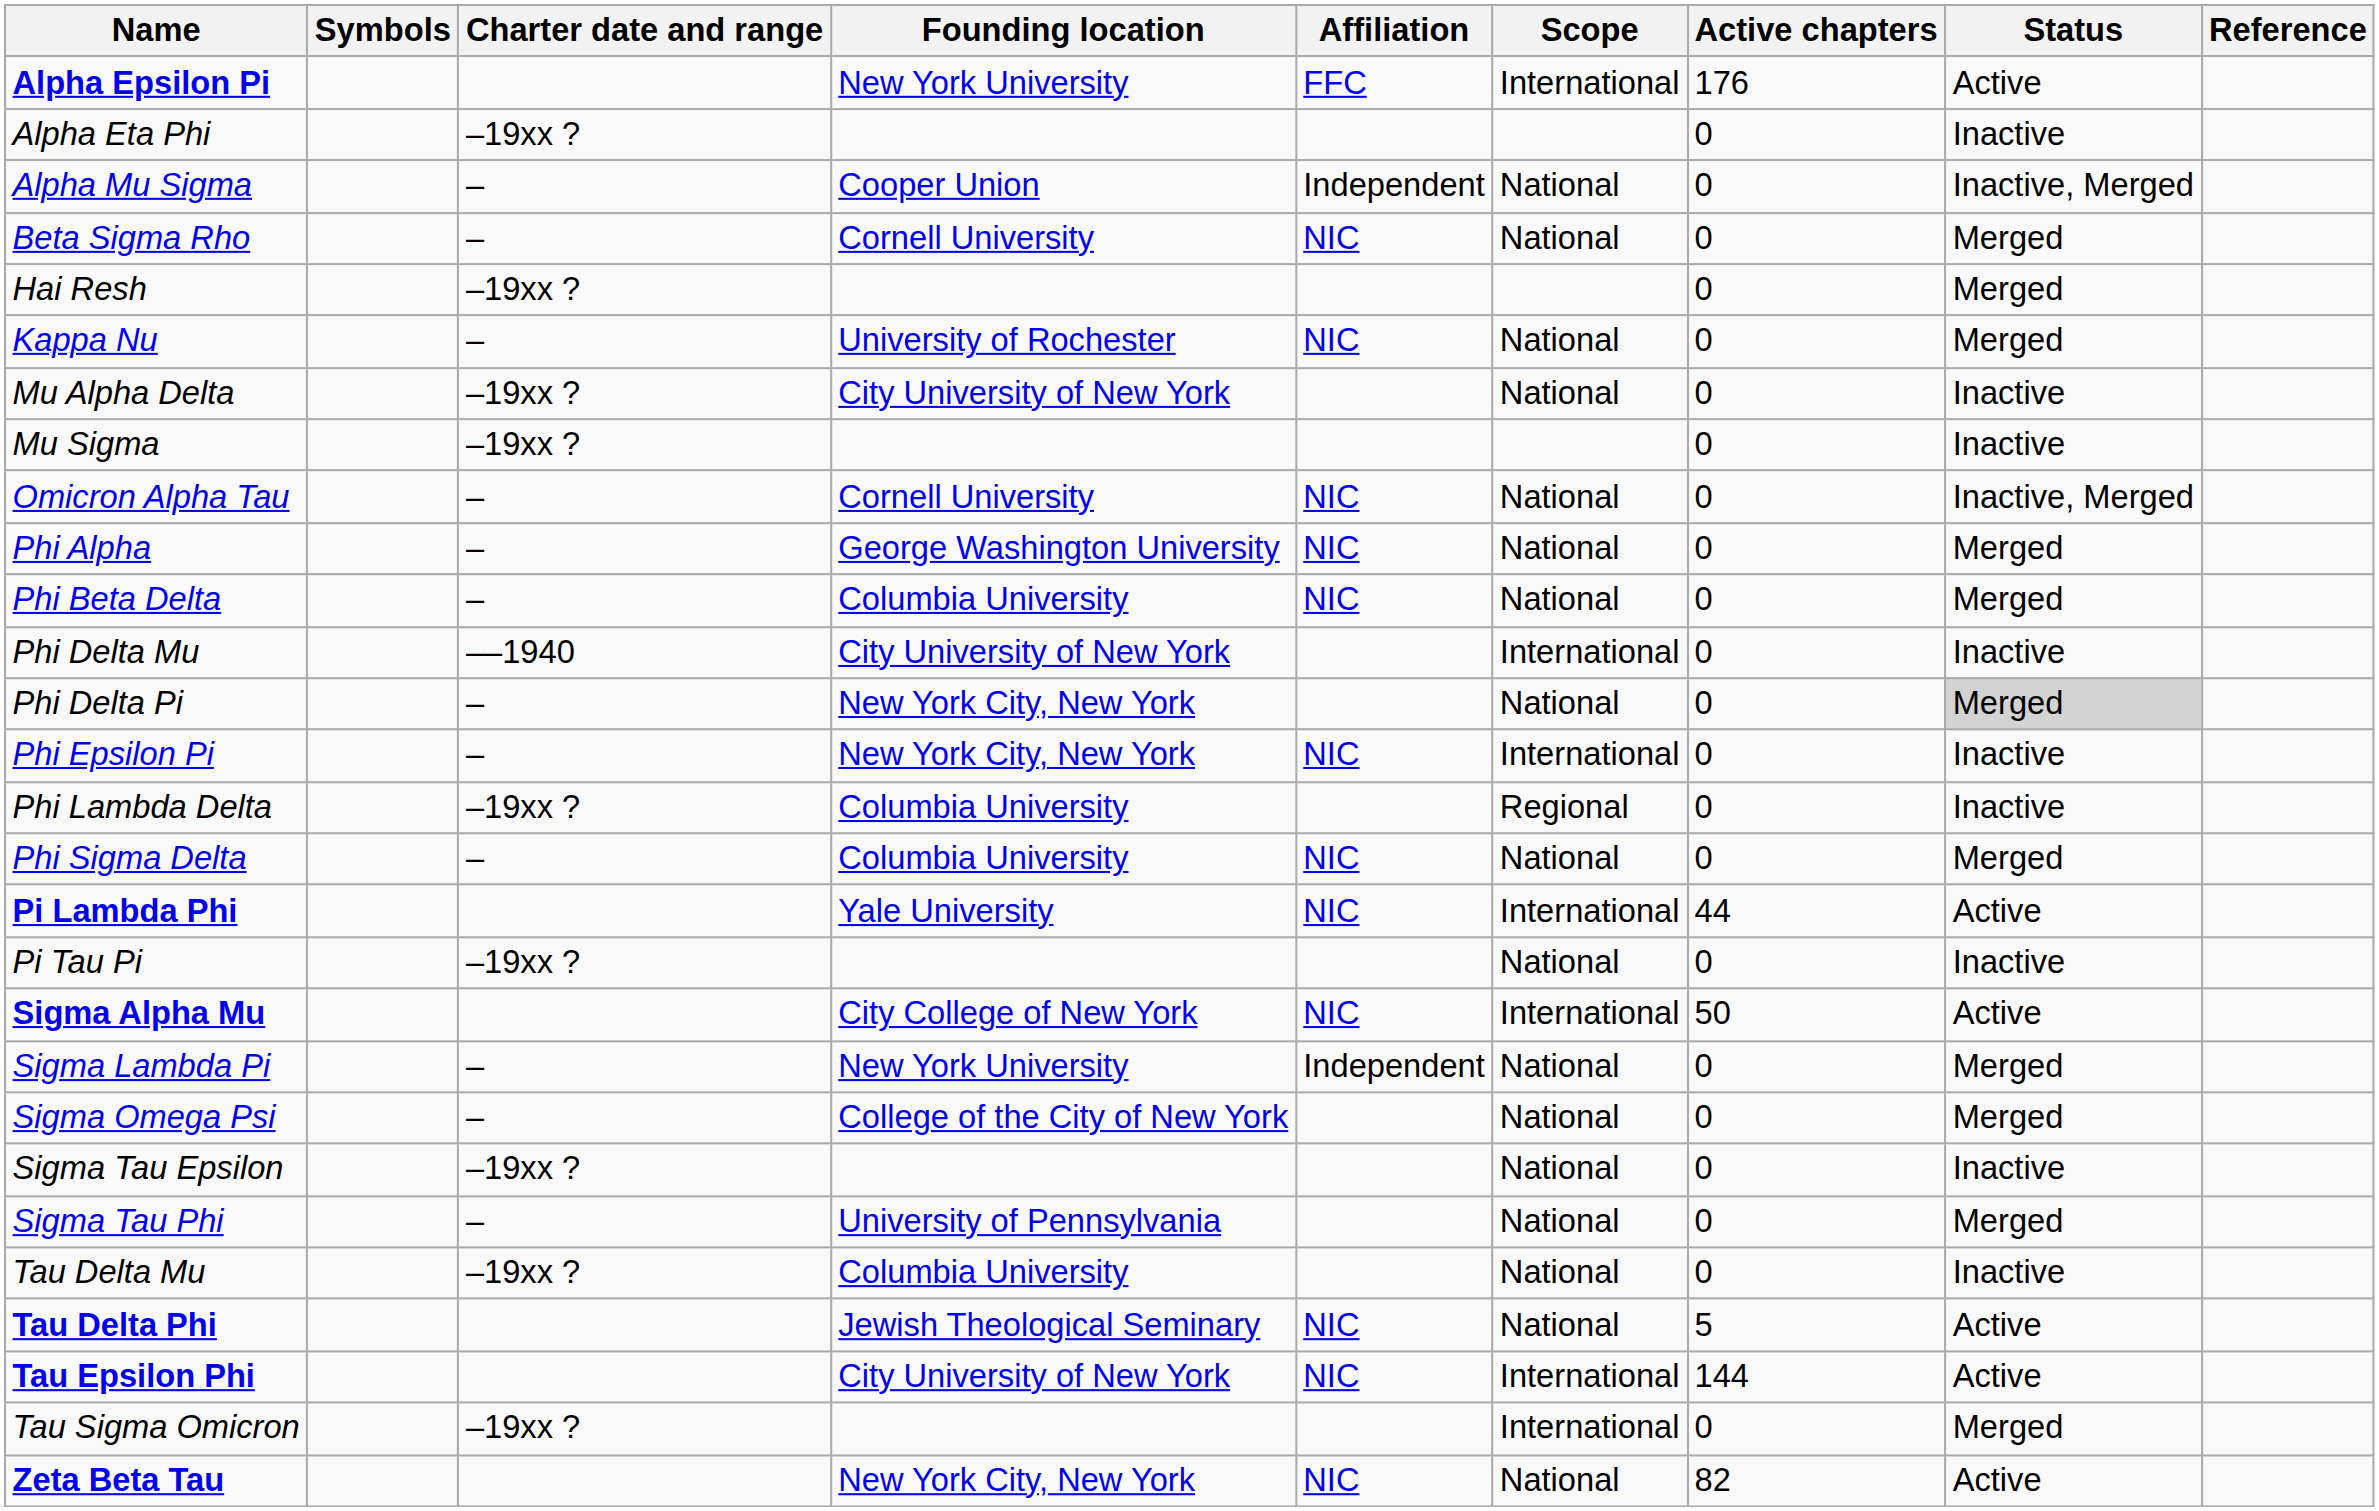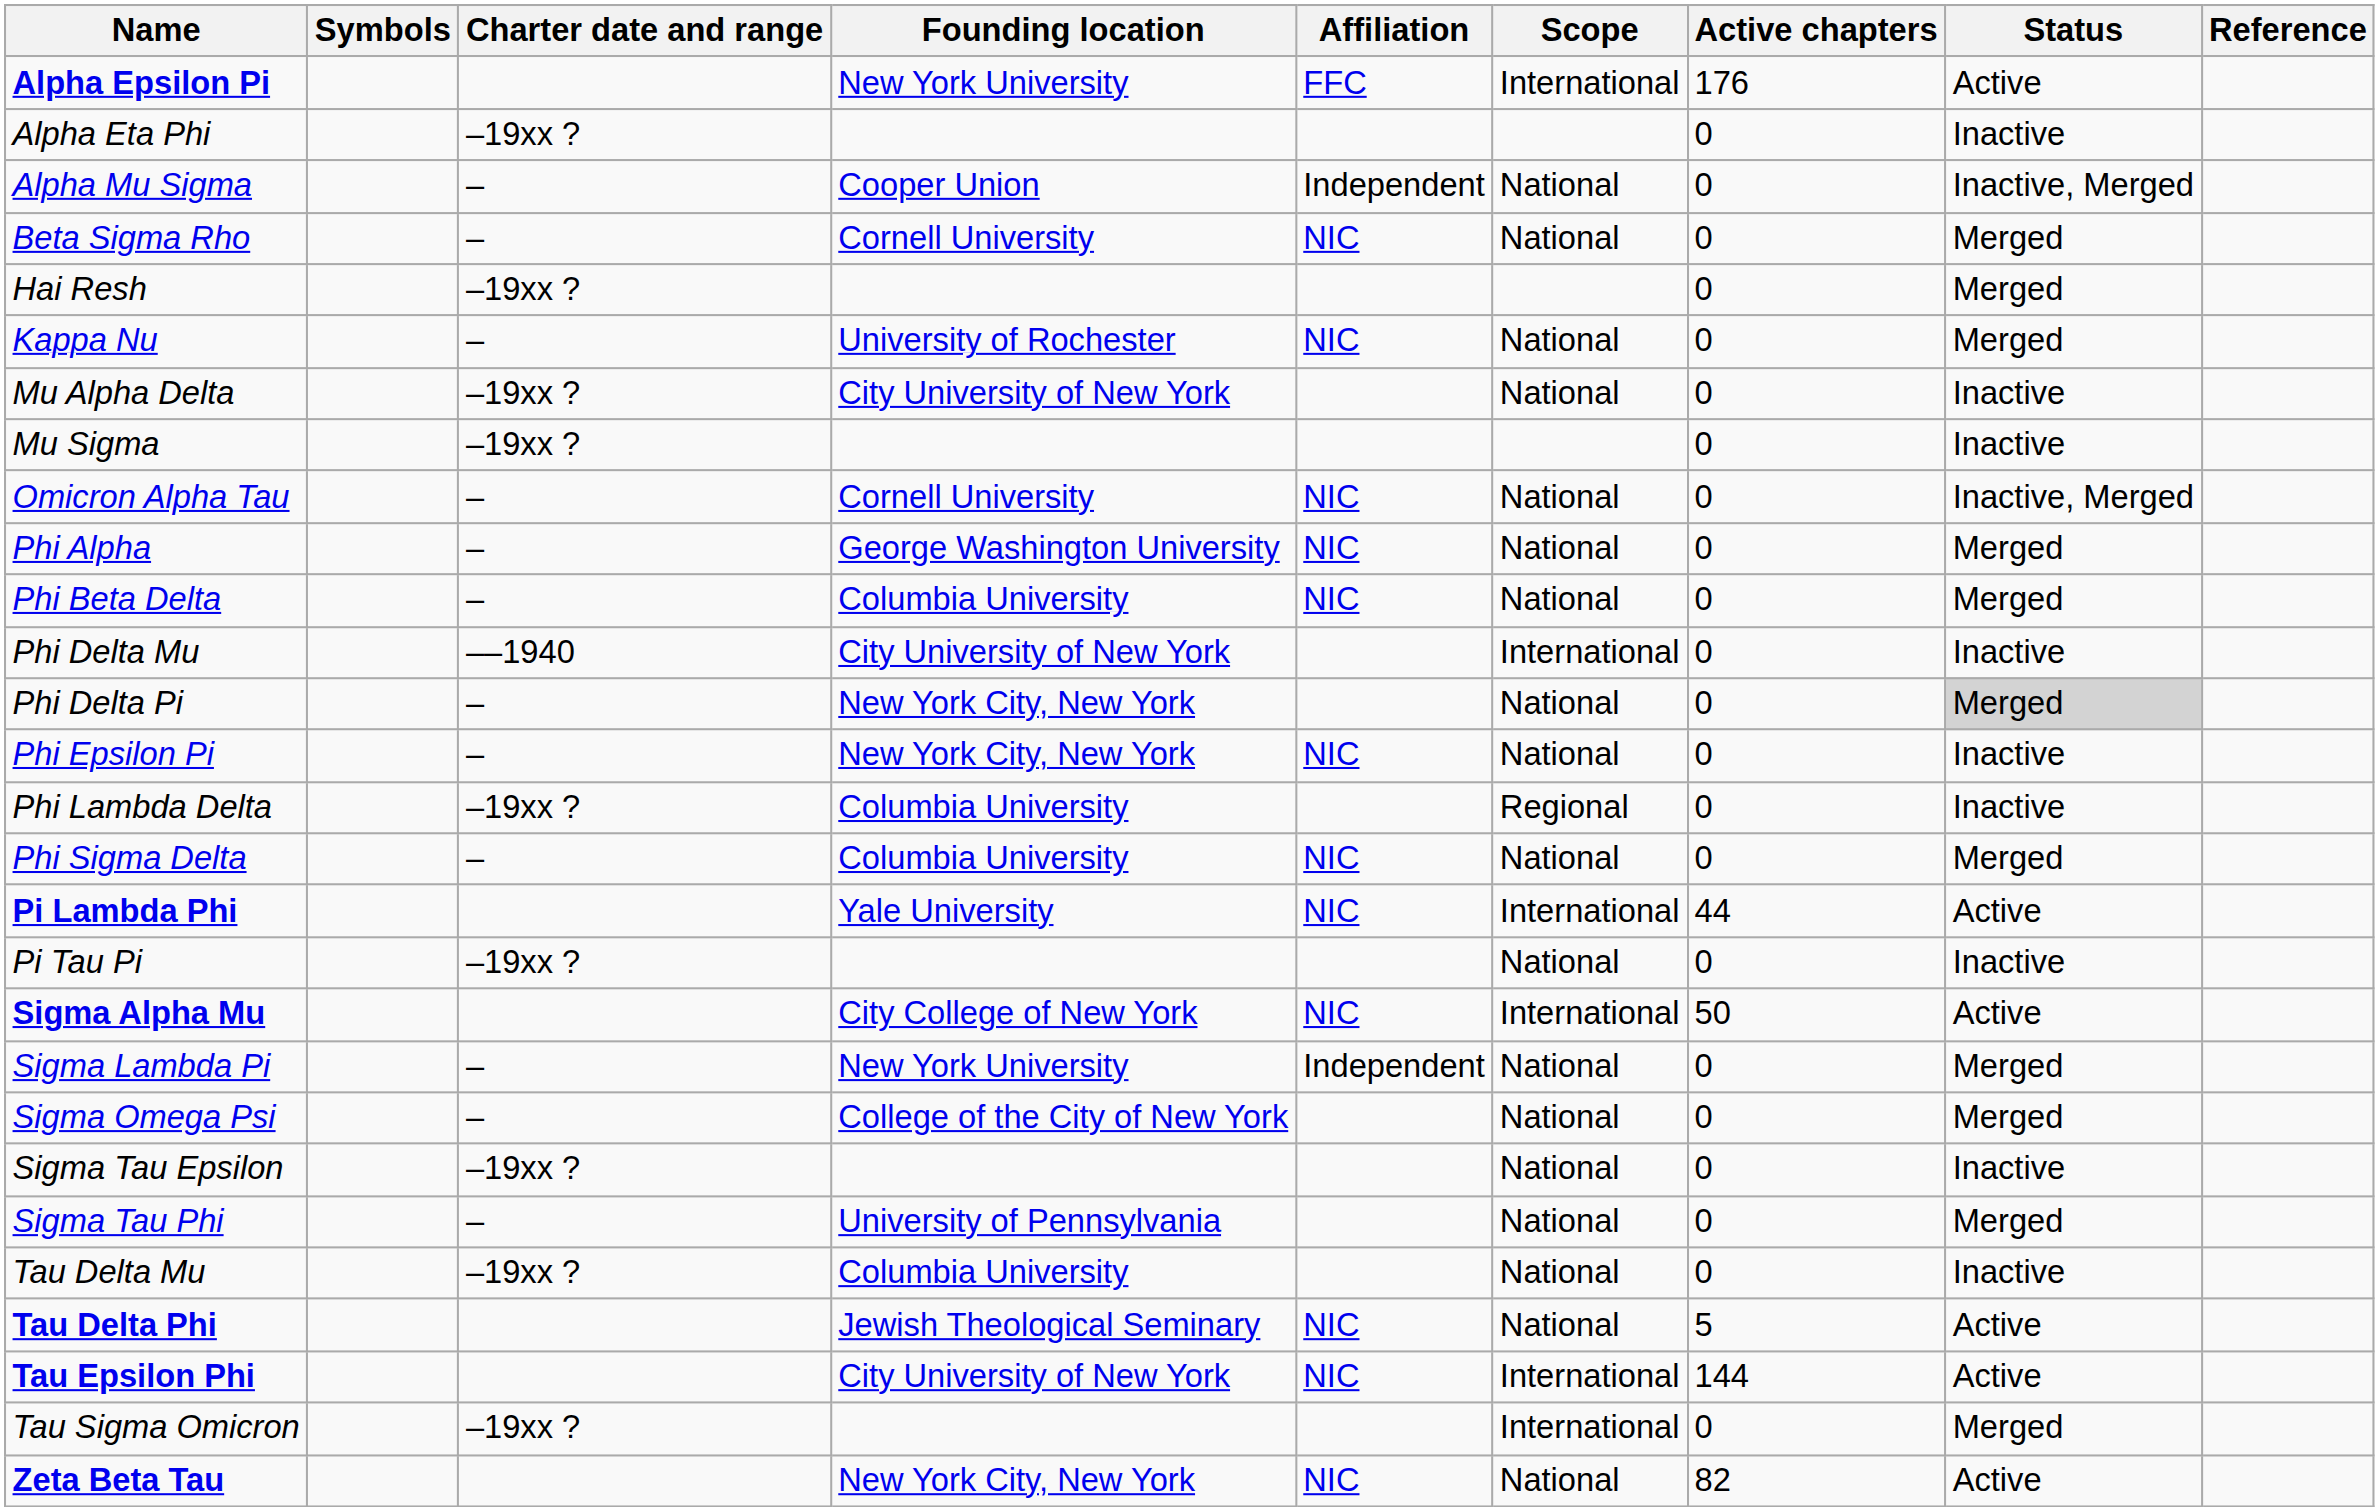(1590, 755) International -> (1560, 755) National
